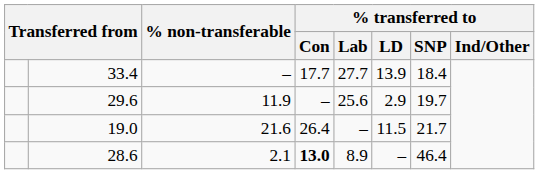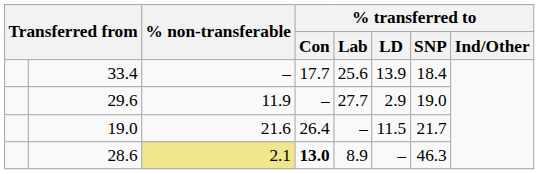(353, 73) 27.7 -> (353, 73) 25.6
(353, 100) 25.6 -> (353, 100) 27.7
(432, 100) 19.7 -> (432, 100) 19.0
(280, 155) no background -> (280, 155) khaki background
(432, 155) 46.4 -> (432, 155) 46.3
